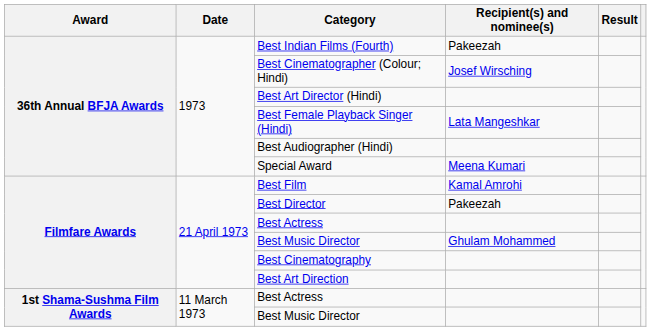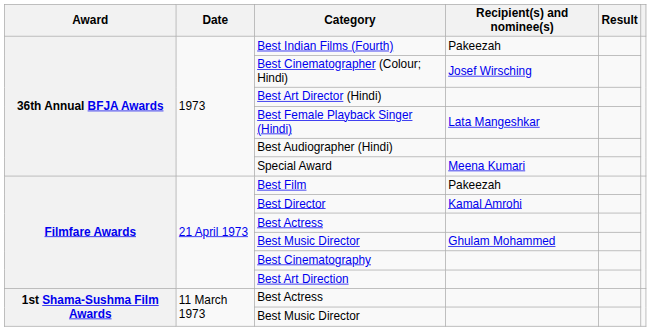(485, 185) Kamal Amrohi -> (475, 185) Pakeezah
(475, 204) Pakeezah -> (485, 204) Kamal Amrohi
